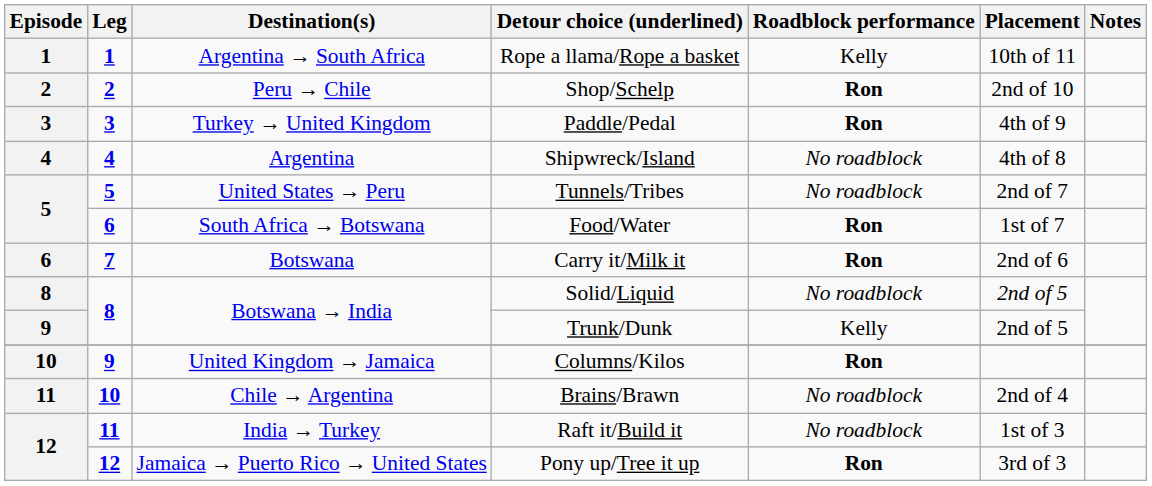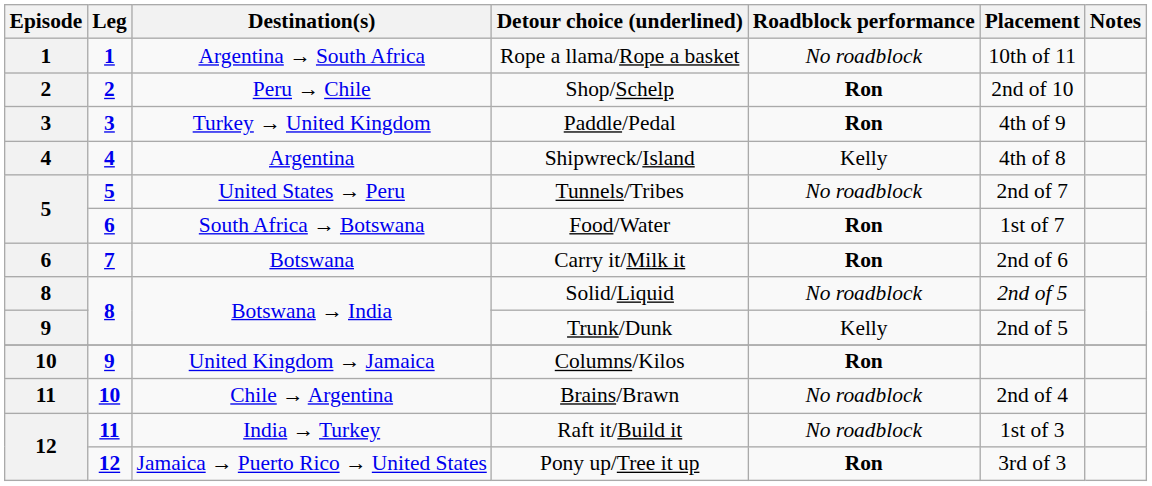(864, 55) Kelly -> (864, 55) No roadblock
(864, 157) No roadblock -> (864, 157) Kelly
